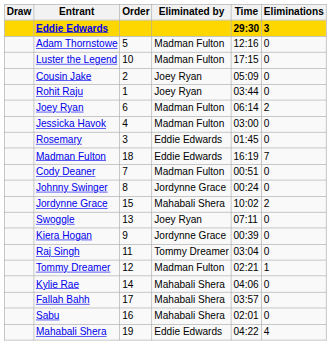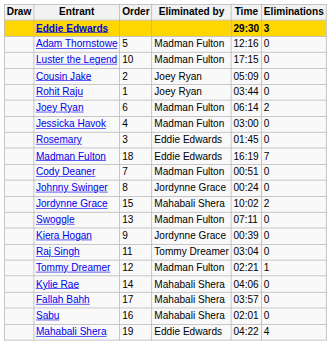(178, 220) Joey Ryan -> (189, 220) Madman Fulton
